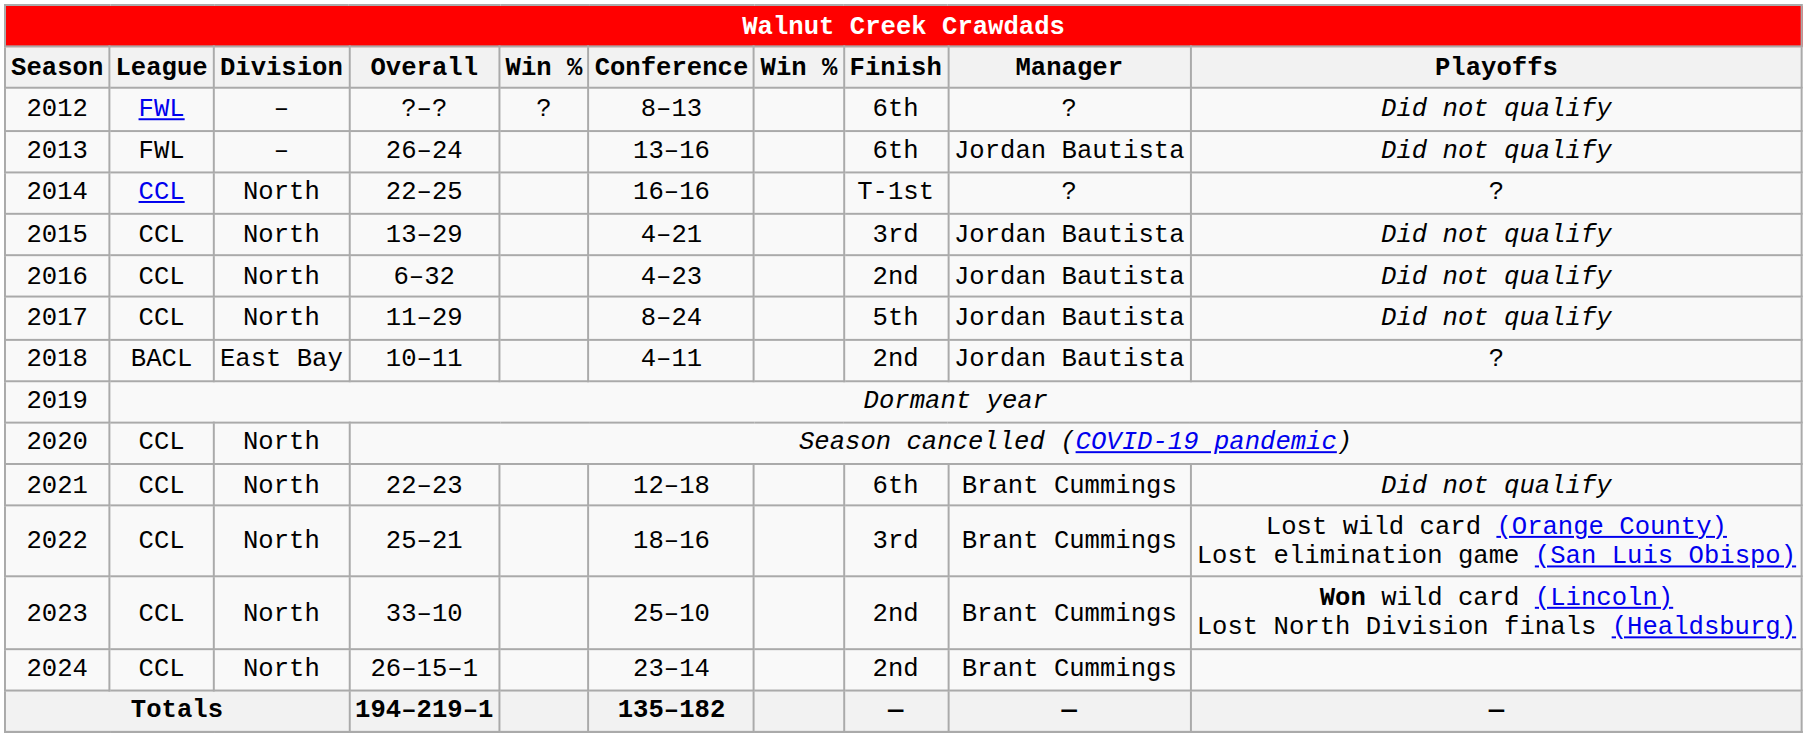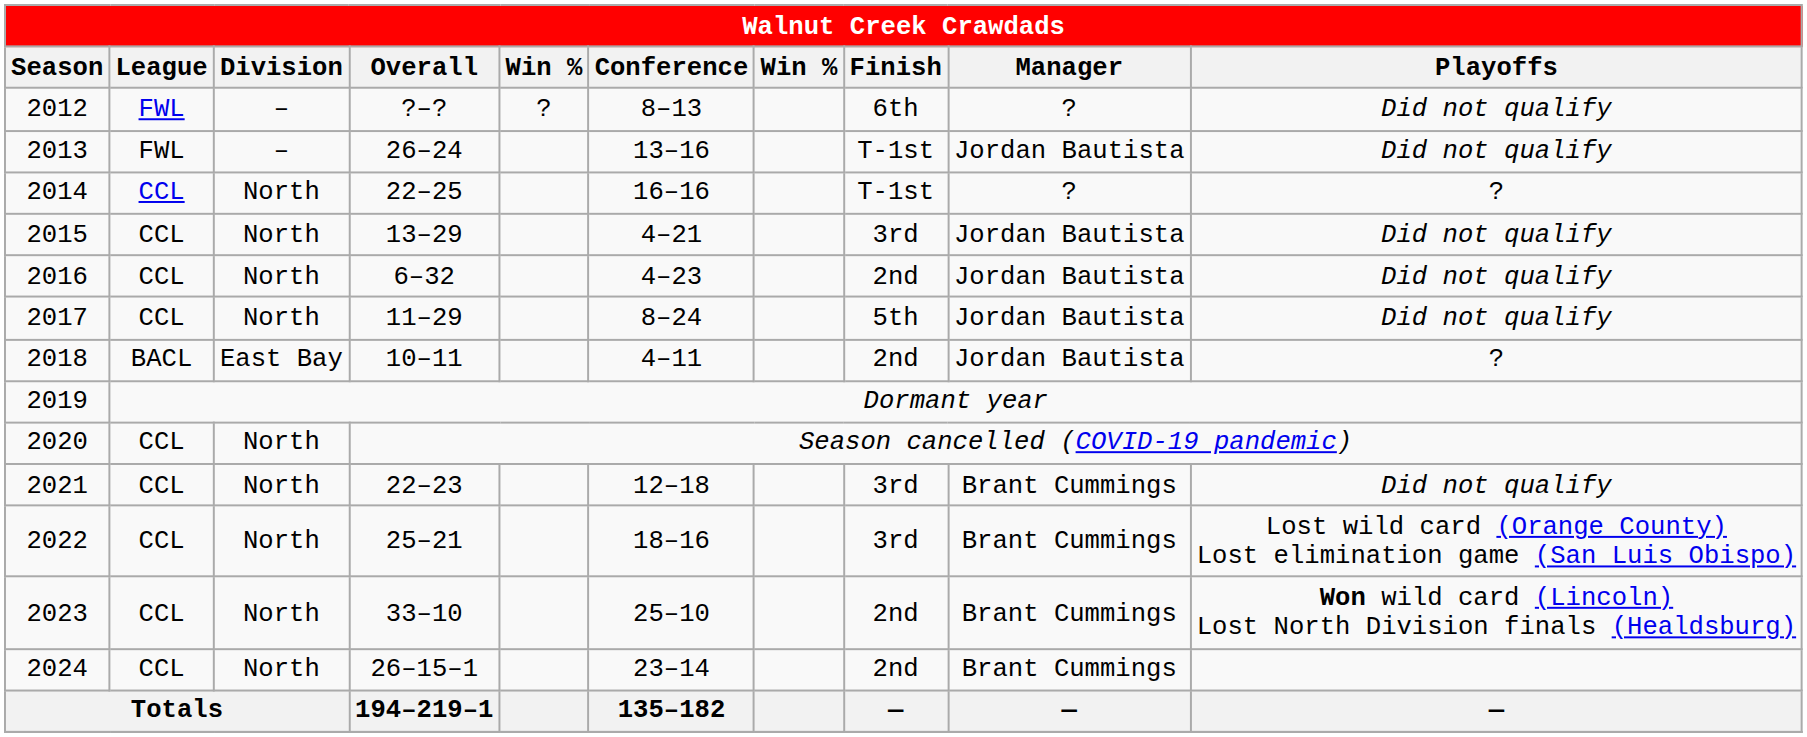(896, 151) 6th -> (896, 151) T-1st
(896, 485) 6th -> (896, 485) 3rd
